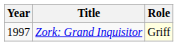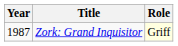(19, 31) 1997 -> (19, 31) 1987
